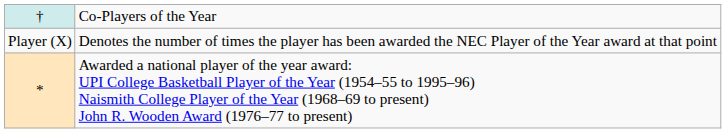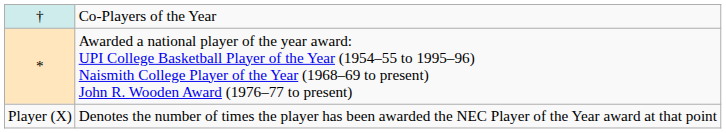rows swapped: (40, 90) <-> (40, 40)
